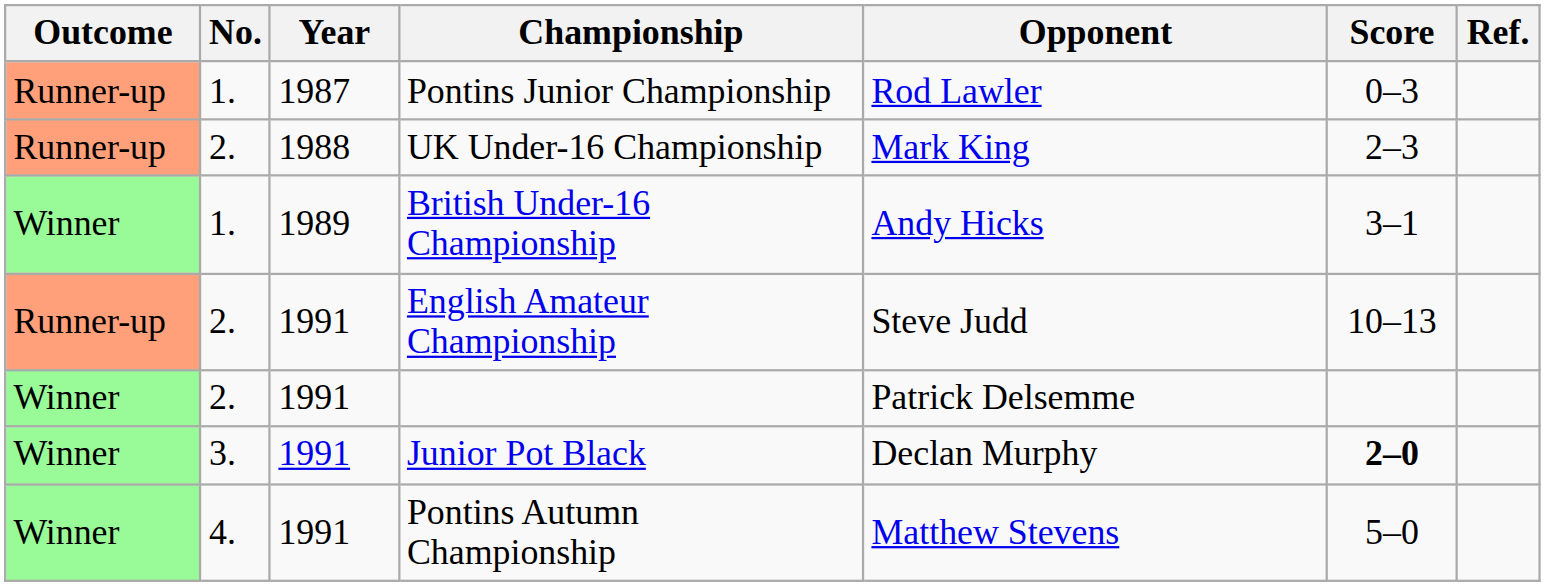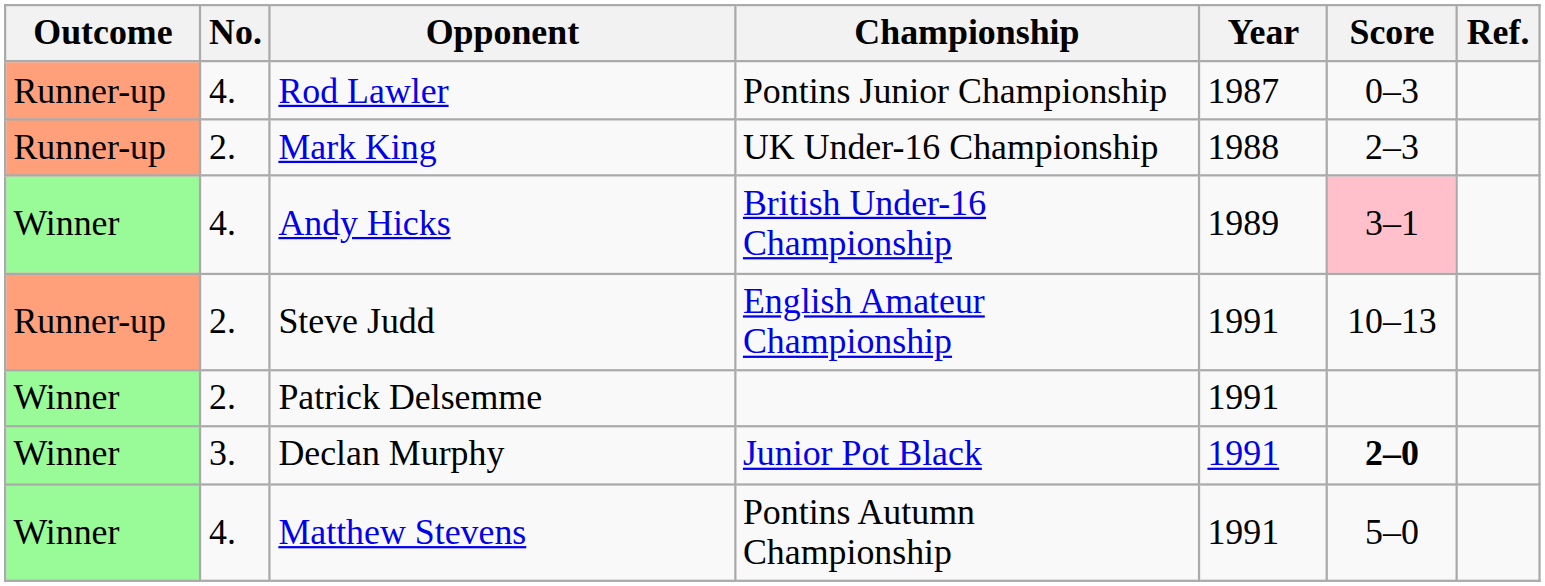columns swapped: (334, 32) <-> (1095, 32)
(223, 89) 1. -> (223, 89) 4.
(223, 223) 1. -> (223, 223) 4.
(1392, 223) no background -> (1392, 223) pink background
